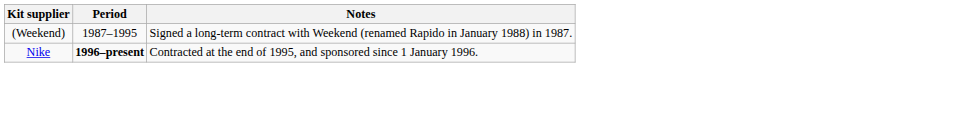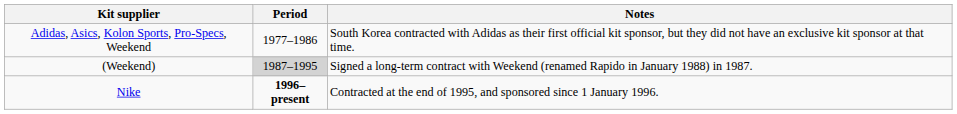+ row: (129, 40)
(110, 33) no background -> (290, 66) lightgrey background
